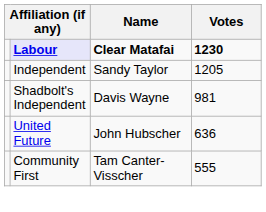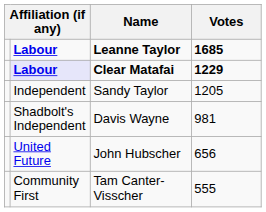+ row: (137, 49)
(209, 49) 1230 -> (209, 70) 1229
(205, 133) 636 -> (205, 153) 656
